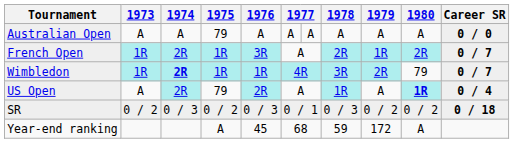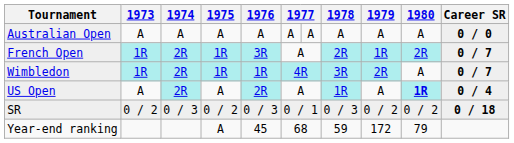(221, 33) 79 -> (221, 33) A
(181, 71) bold -> (181, 71) normal
(421, 71) 79 -> (421, 71) A
(221, 90) 79 -> (221, 90) A
(421, 128) A -> (421, 128) 79
